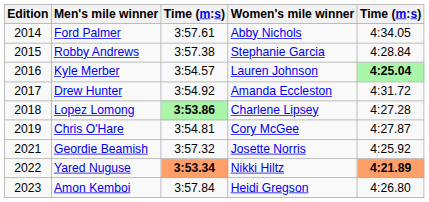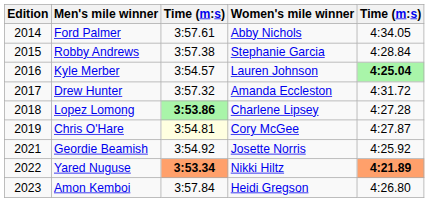(194, 91) 3:54.92 -> (194, 91) 3:57.32
(194, 129) no background -> (194, 129) lightyellow background
(194, 149) 3:57.32 -> (194, 149) 3:54.92
